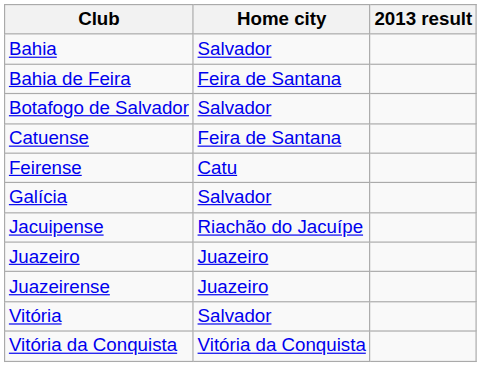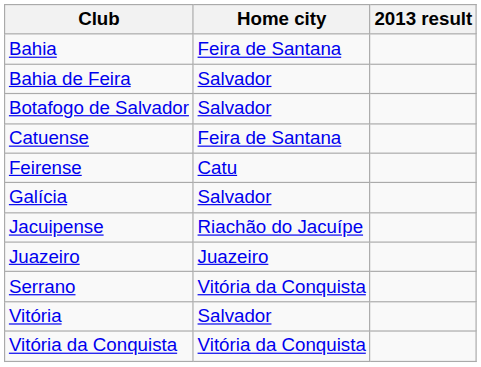(235, 49) Salvador -> (269, 49) Feira de Santana
(269, 78) Feira de Santana -> (235, 78) Salvador
- row: (59, 286)
+ row: (42, 286)
